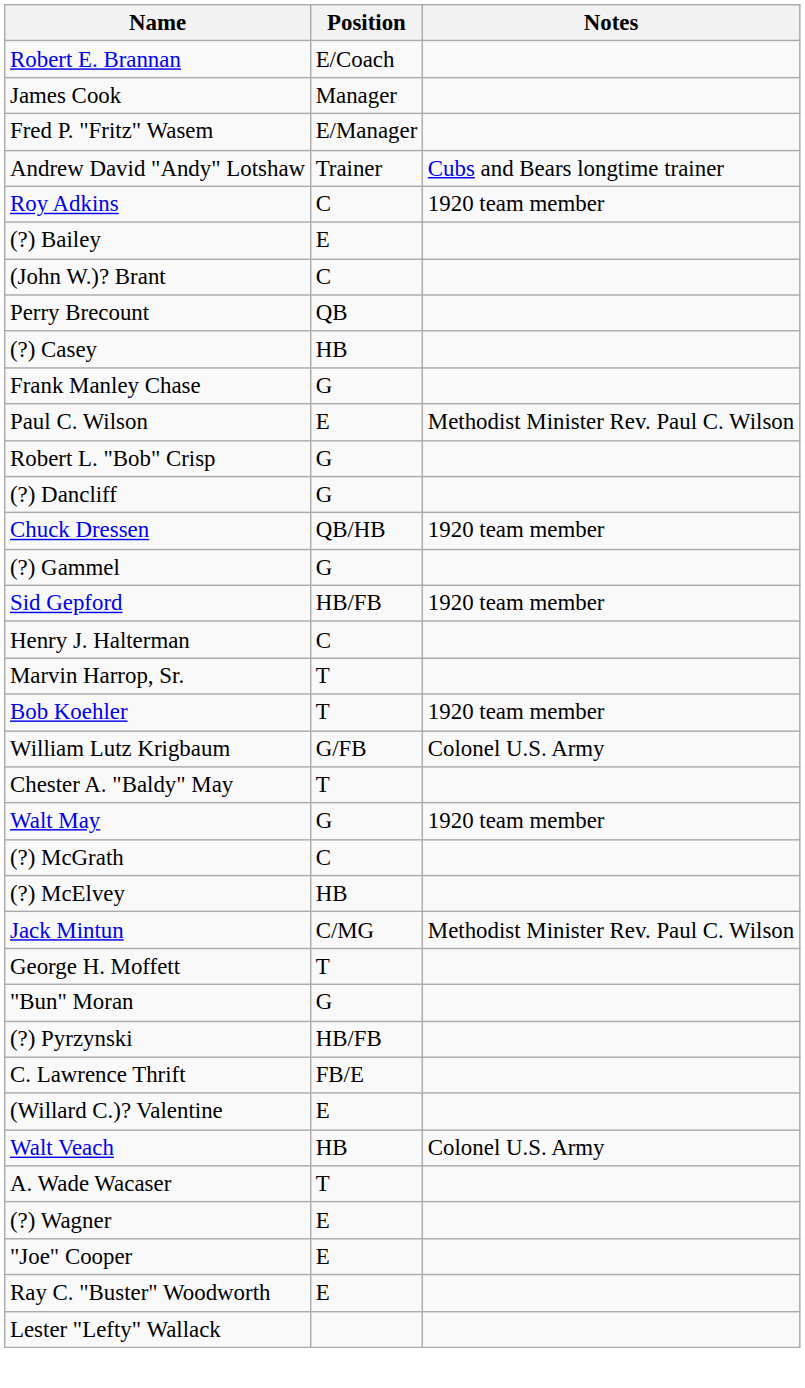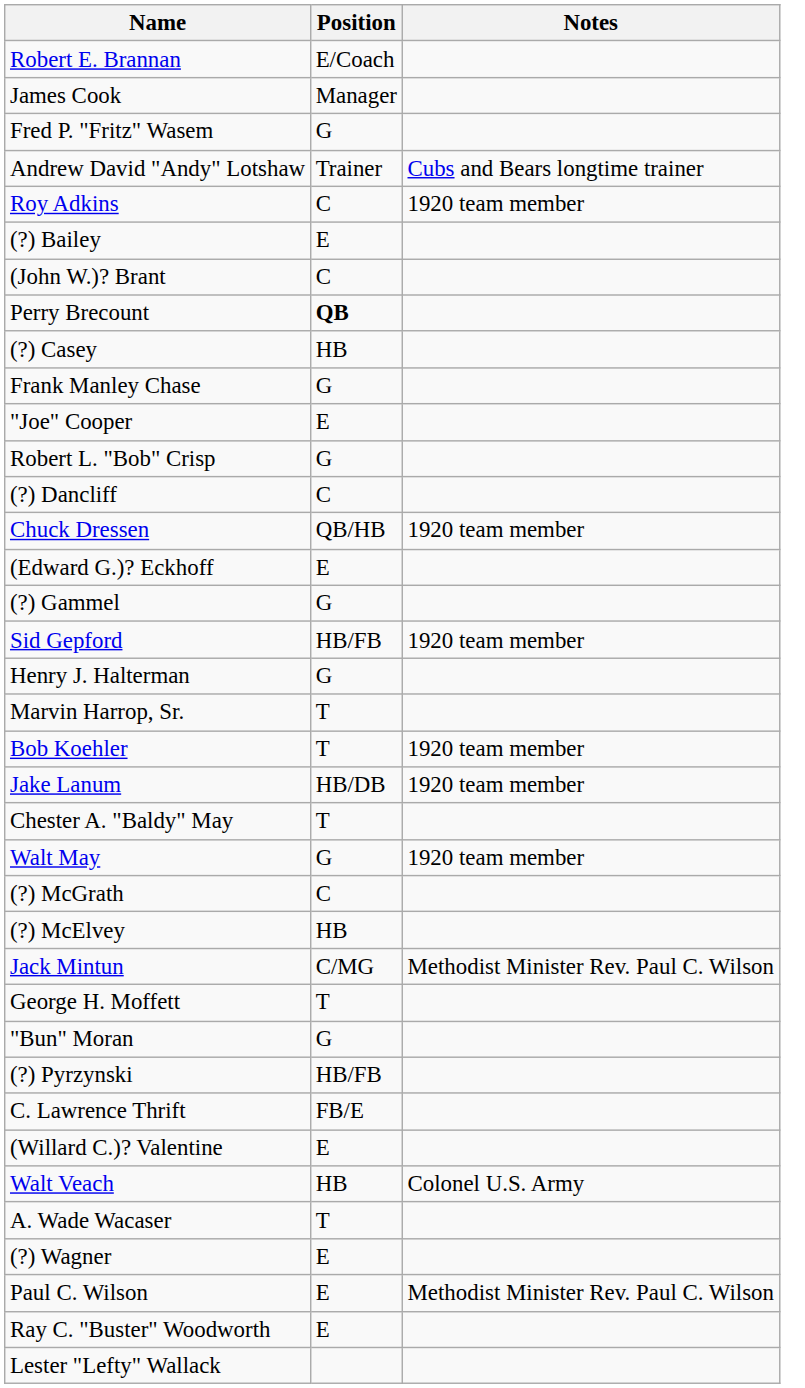(366, 131) E/Manager -> (324, 131) G
(332, 312) normal -> (332, 312) bold
rows swapped: (71, 1256) <-> (79, 421)
(324, 494) G -> (323, 494) C
+ row: (112, 566)
(323, 639) C -> (324, 675) G
- row: (120, 748)
+ row: (66, 784)
